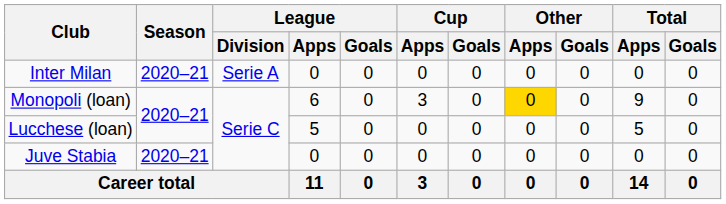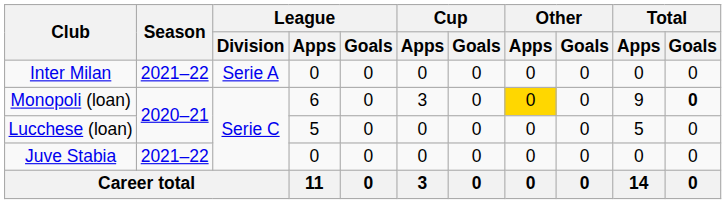(175, 73) 2020–21 -> (175, 73) 2021–22
(693, 101) normal -> (693, 101) bold
(175, 156) 2020–21 -> (175, 156) 2021–22
